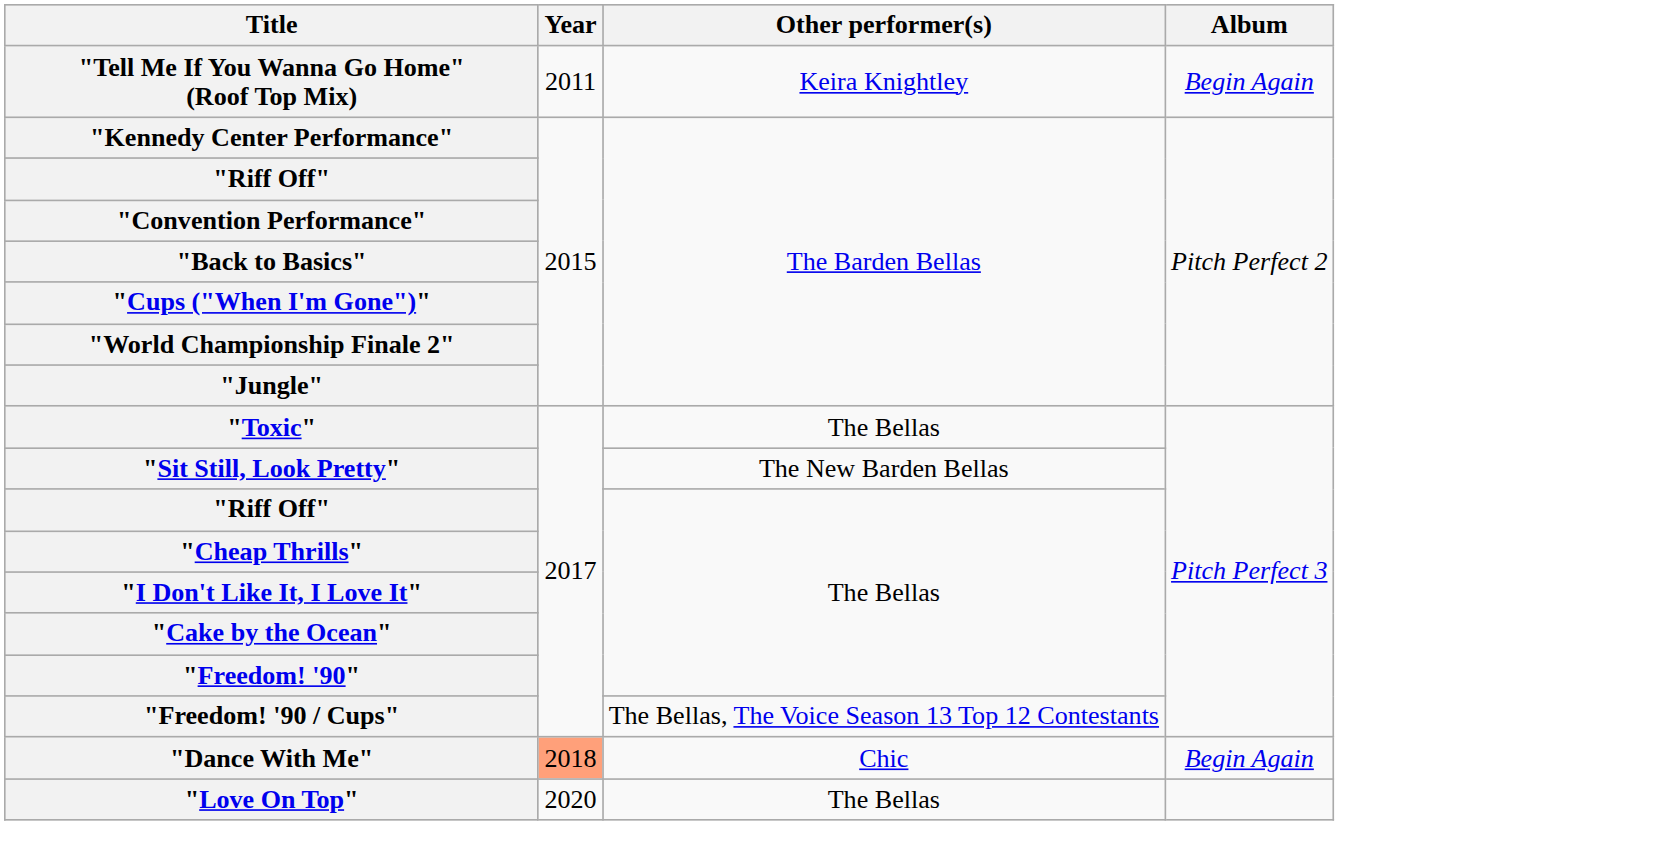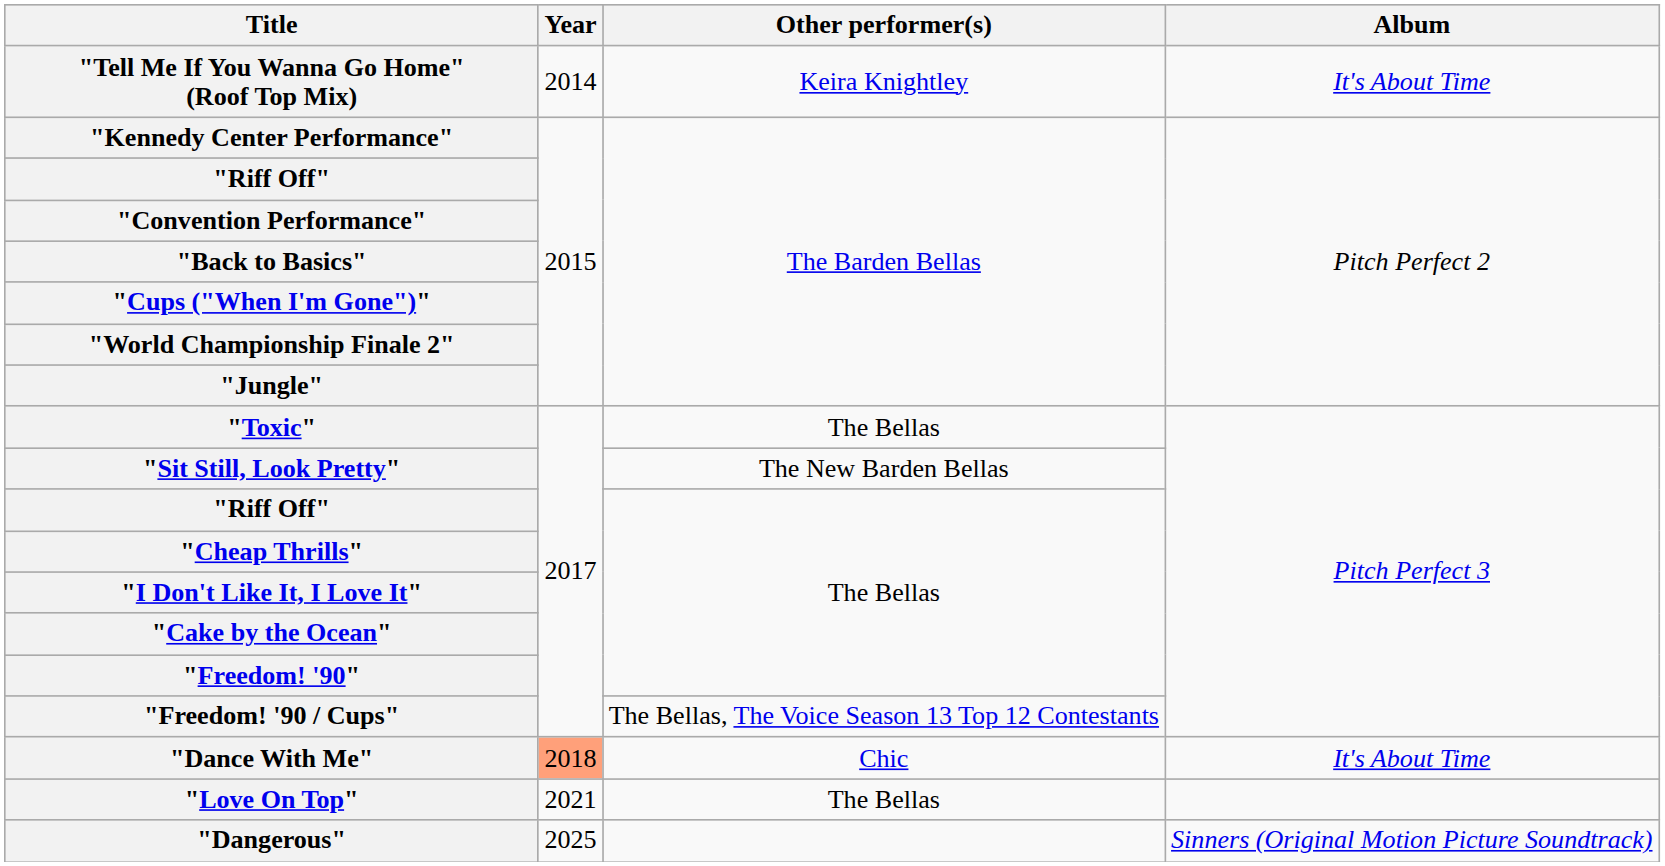(571, 81) 2011 -> (571, 81) 2014
(1249, 81) Begin Again -> (1412, 81) It's About Time
(1249, 757) Begin Again -> (1412, 757) It's About Time
(571, 799) 2020 -> (571, 799) 2021
+ row: (272, 840)
